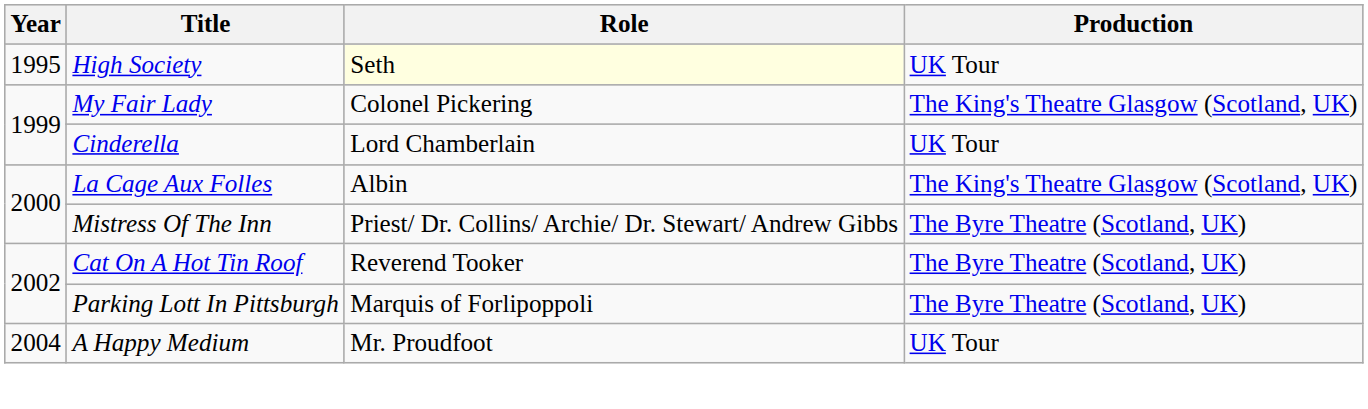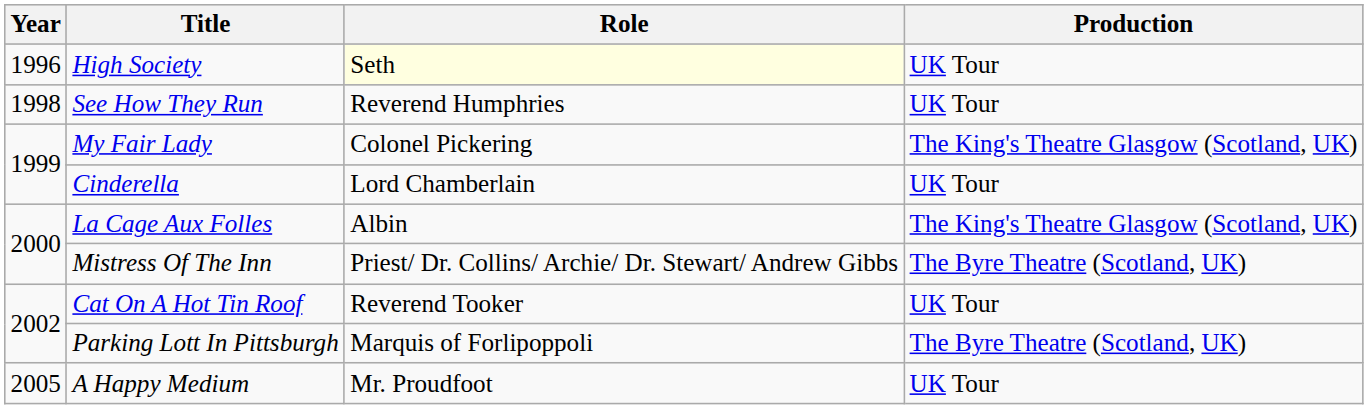(36, 64) 1995 -> (36, 64) 1996
+ row: (168, 104)
(1078, 263) The Byre Theatre (Scotland, UK) -> (954, 303) UK Tour
(36, 343) 2004 -> (36, 382) 2005
